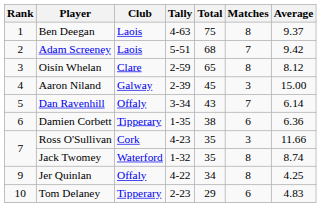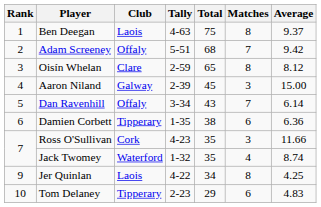(130, 49) Laois -> (132, 49) Offaly
(248, 157) 8 -> (248, 157) 4
(132, 175) Offaly -> (130, 175) Laois
